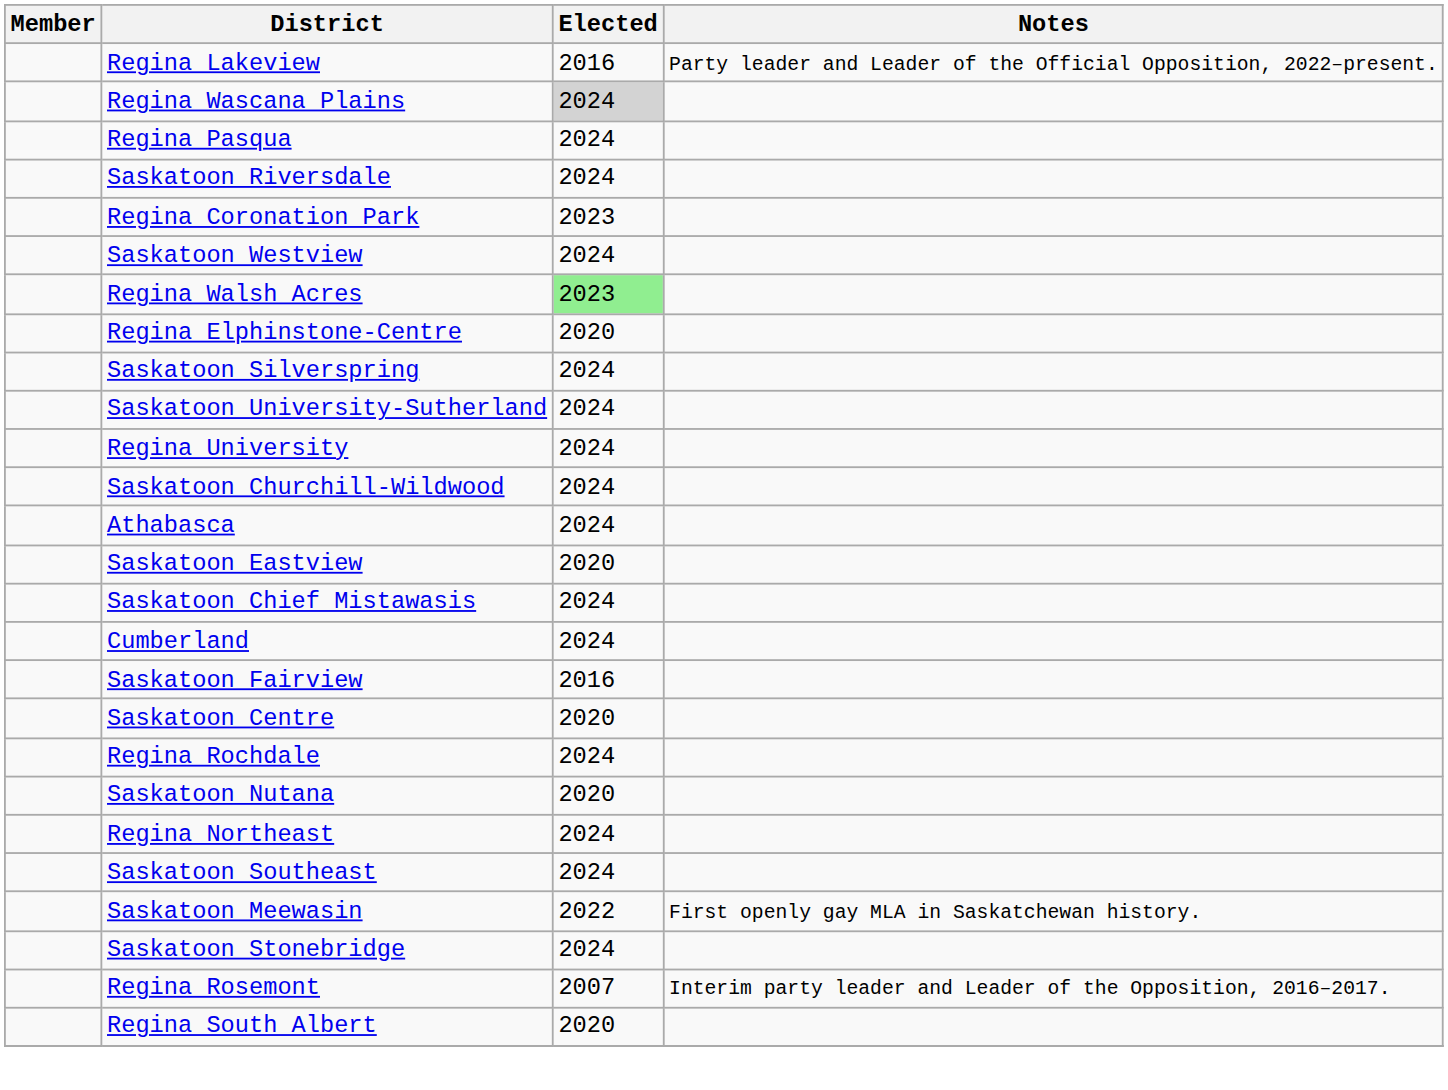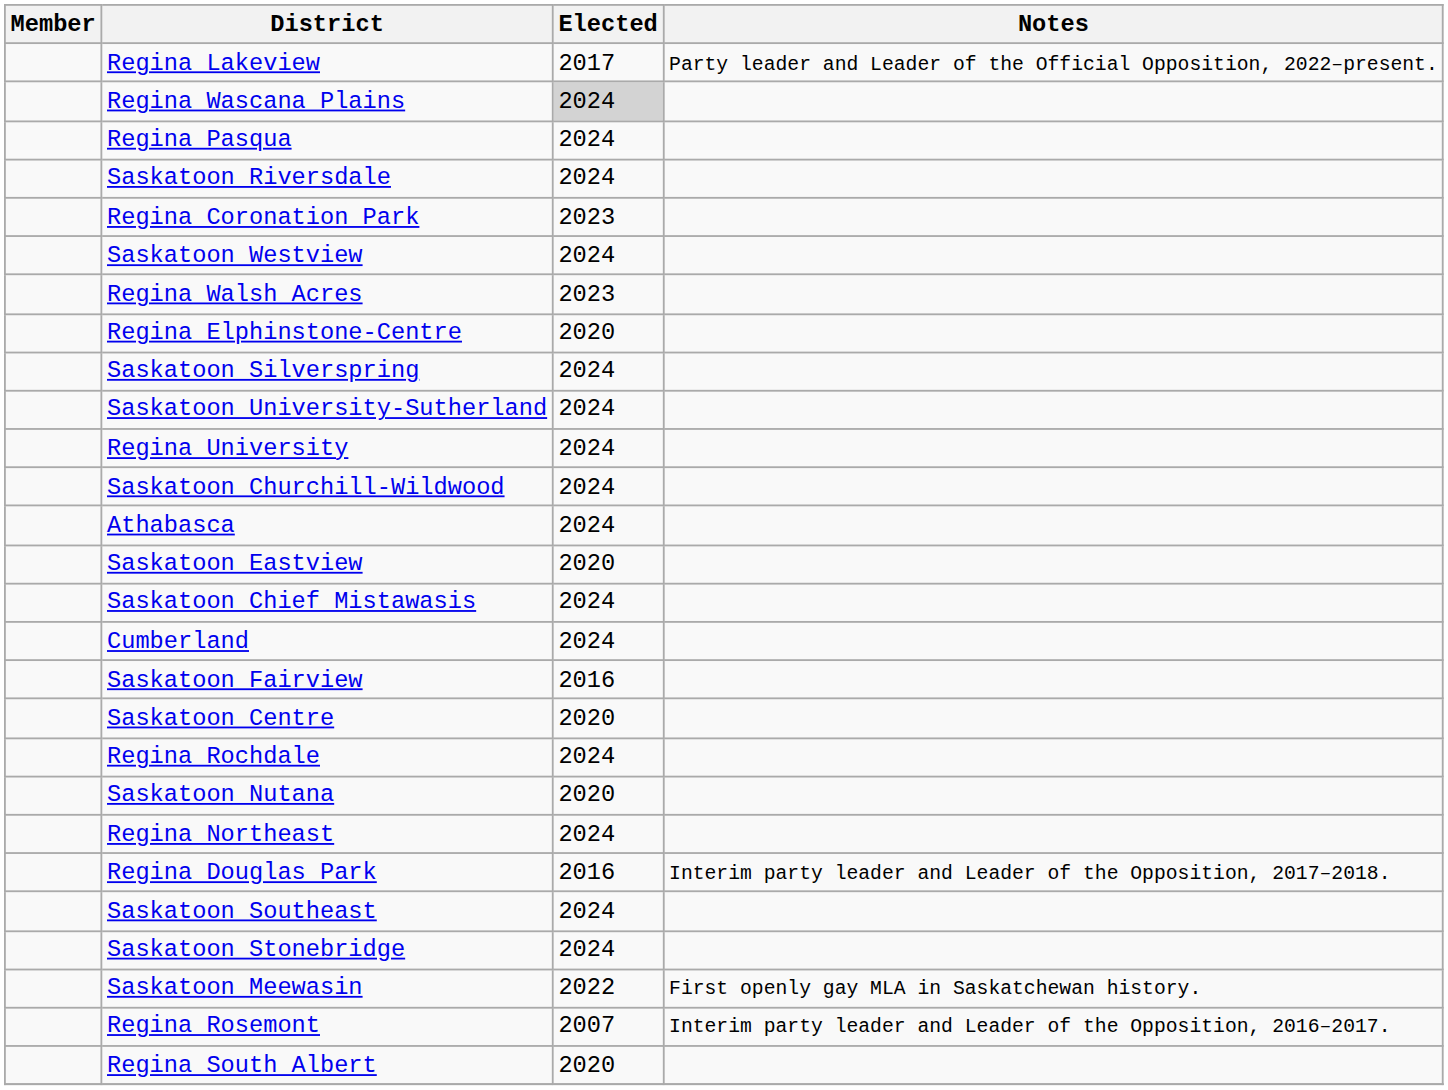(587, 63) 2016 -> (587, 63) 2017
(587, 294) lightgreen background -> (587, 294) no background
+ row: (242, 873)
rows swapped: (235, 911) <-> (256, 950)
